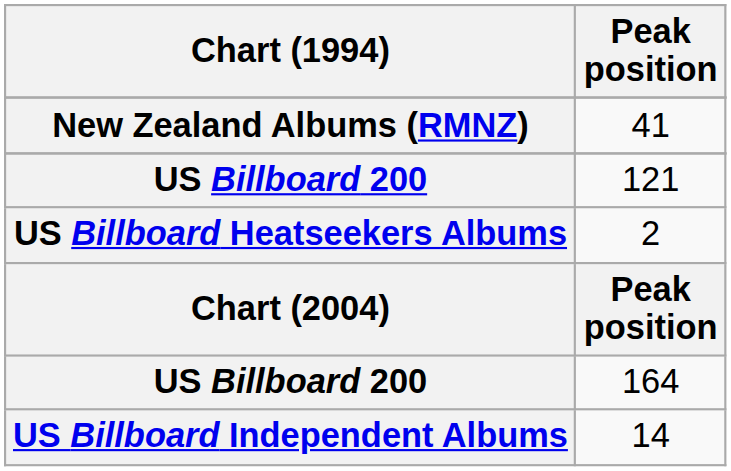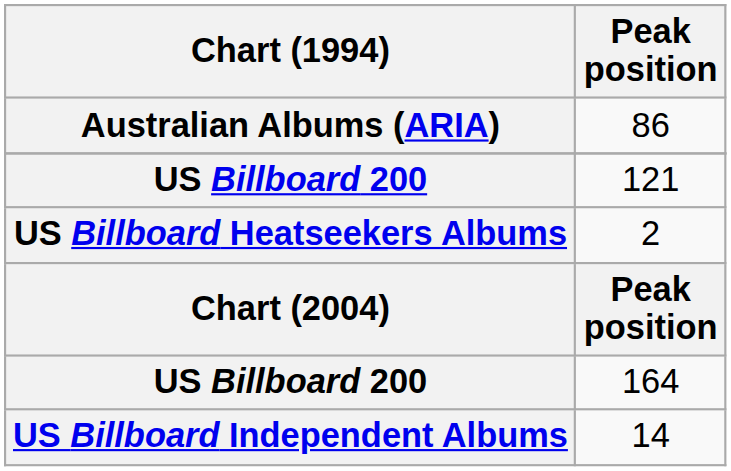+ row: (651, 125)
- row: (651, 125)
